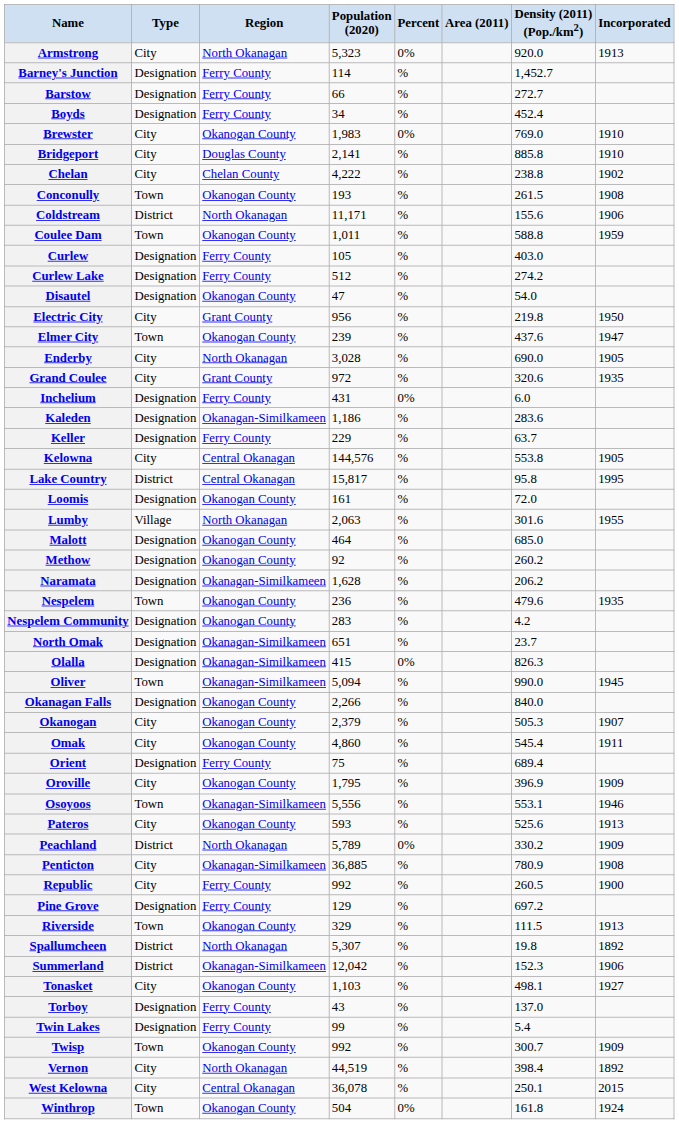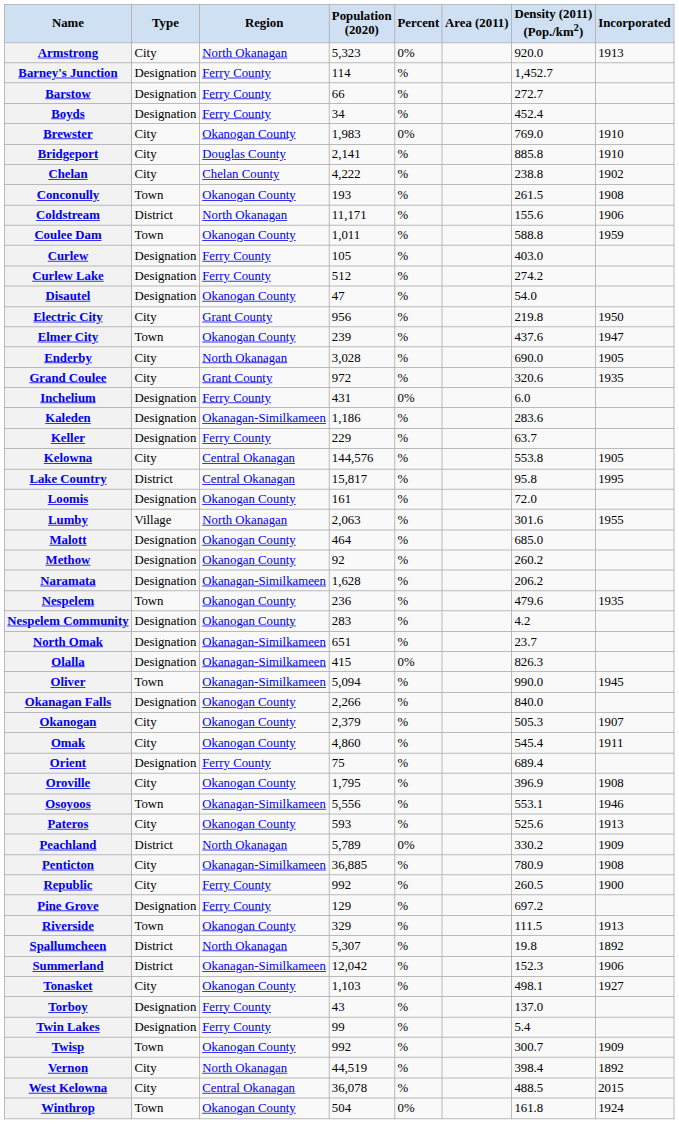(611, 783) 1909 -> (611, 783) 1908
(529, 1088) 250.1 -> (529, 1088) 488.5
